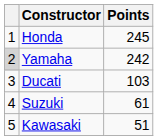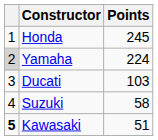(138, 59) 242 -> (138, 59) 224
(142, 103) 61 -> (142, 103) 58
(12, 125) normal -> (12, 125) bold
